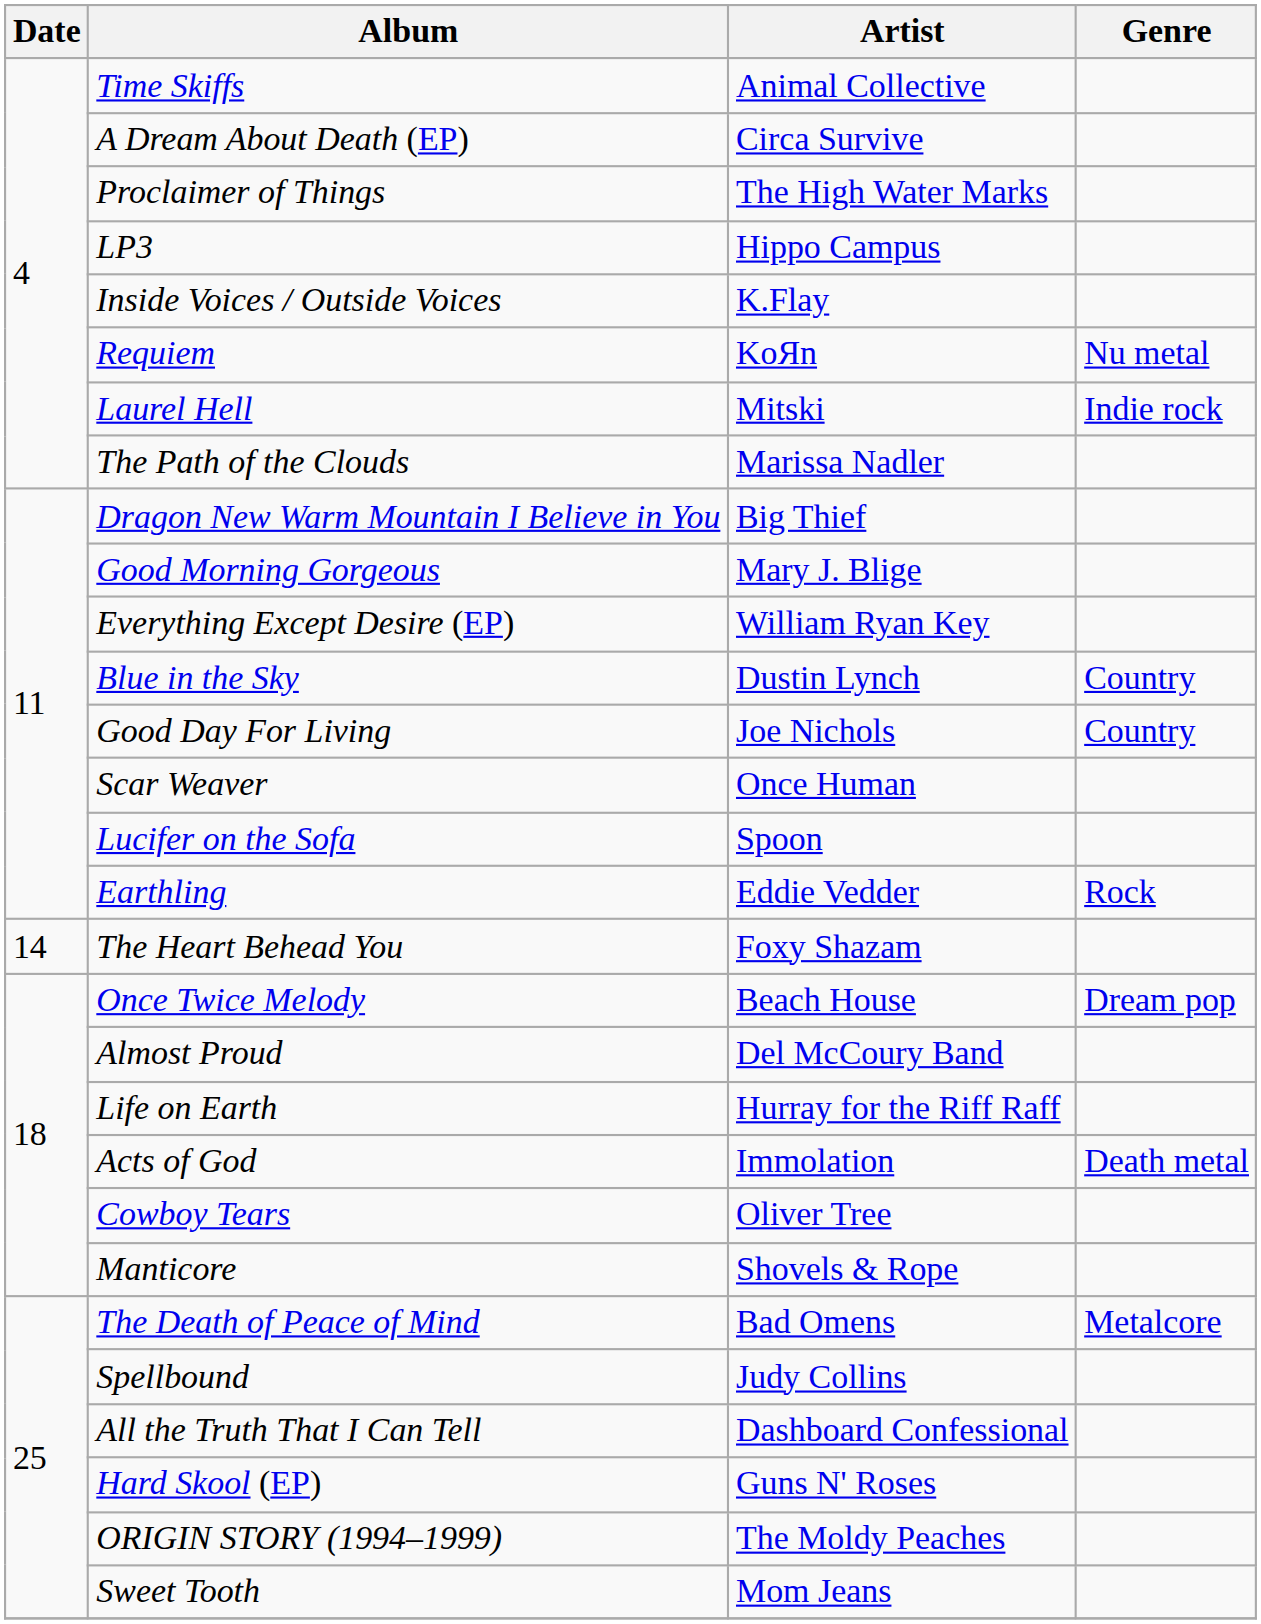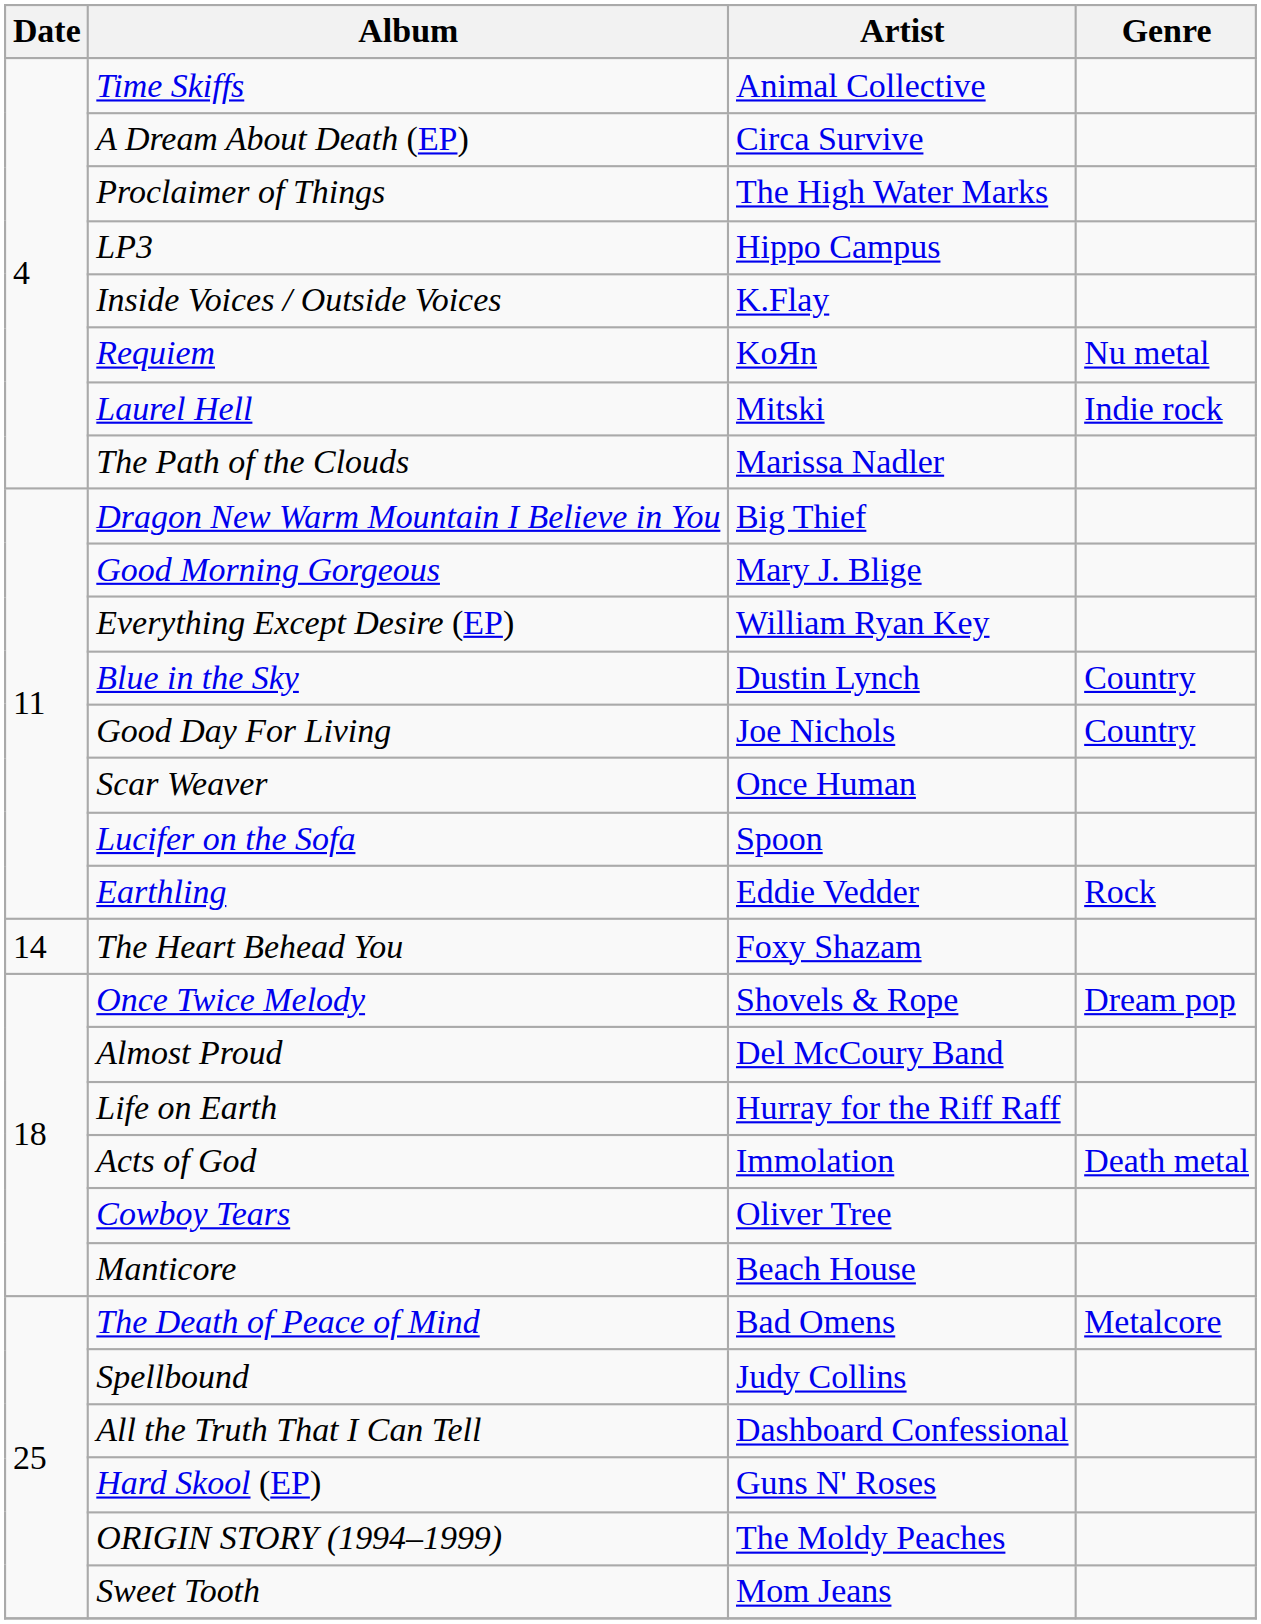(826, 999) Beach House -> (847, 999) Shovels & Rope
(847, 1268) Shovels & Rope -> (826, 1268) Beach House
